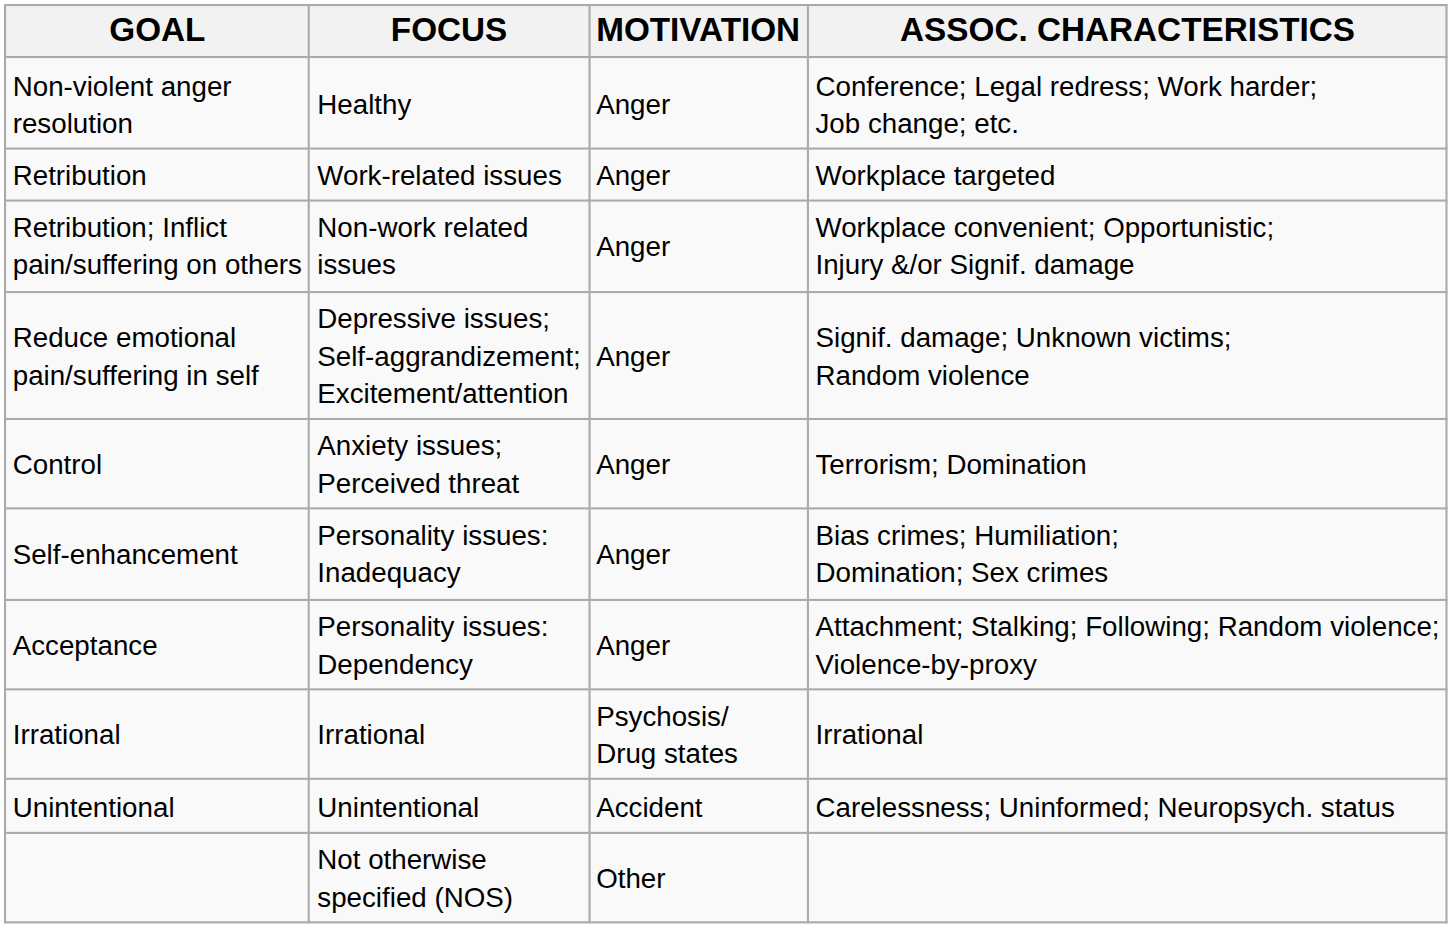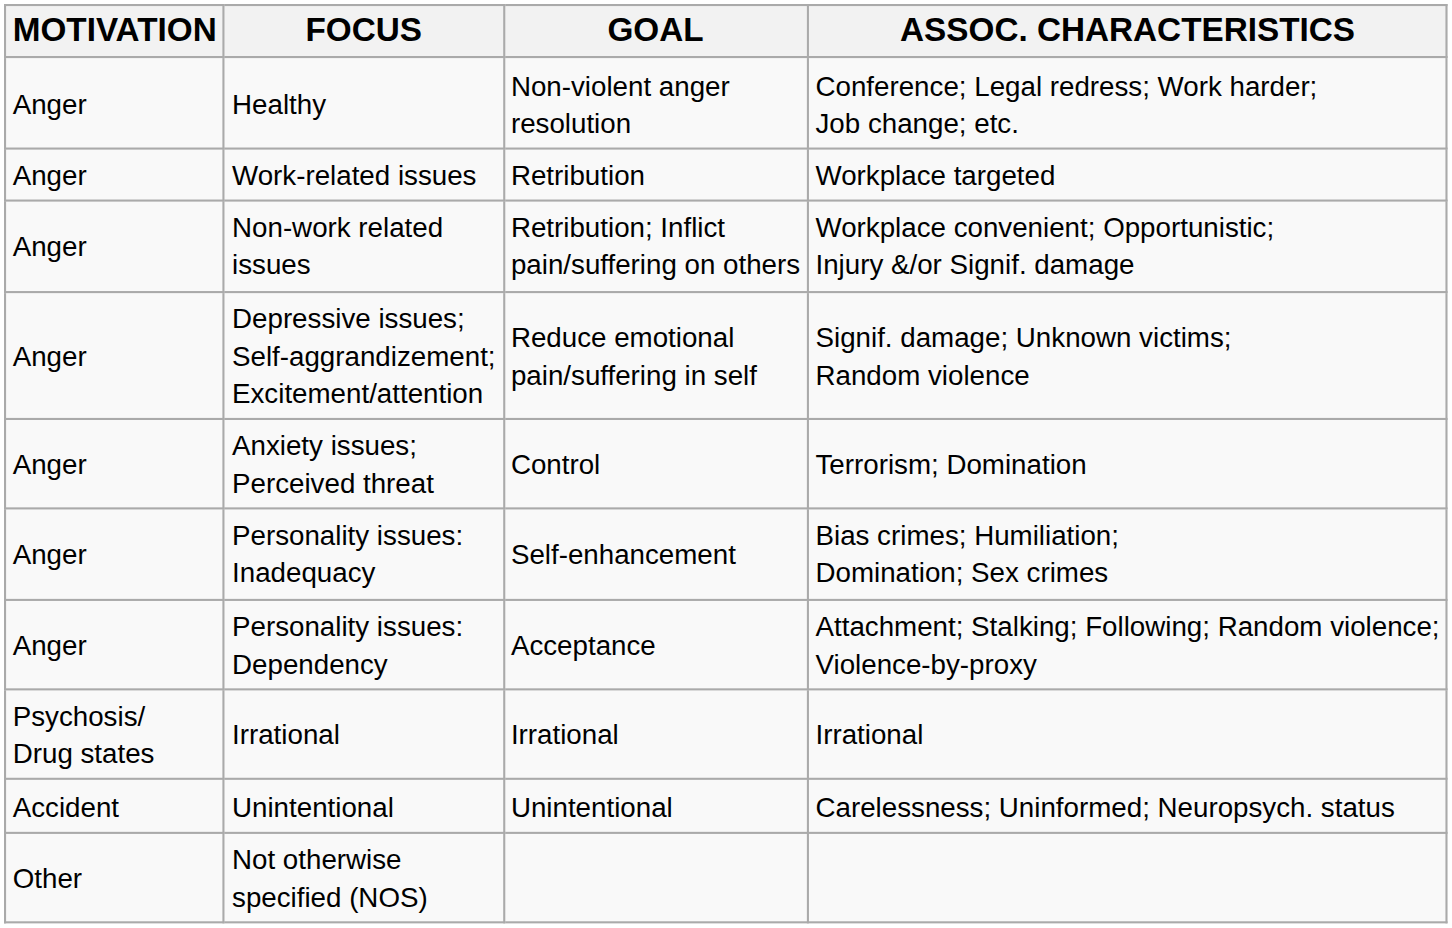columns swapped: (698, 30) <-> (157, 30)
